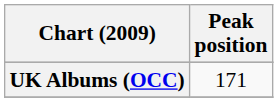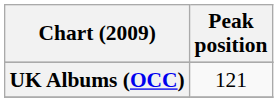(231, 79) 171 -> (231, 79) 121
